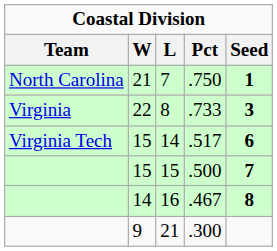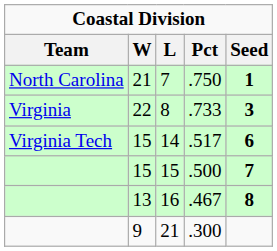(142, 200) 14 -> (142, 200) 13
